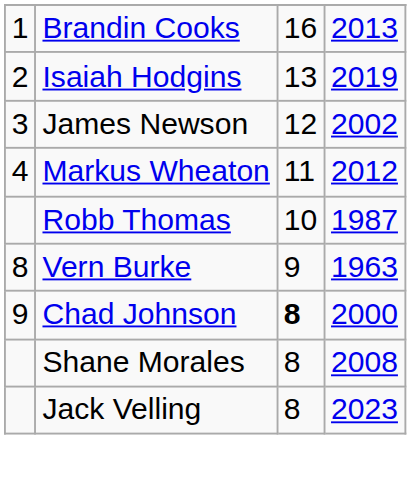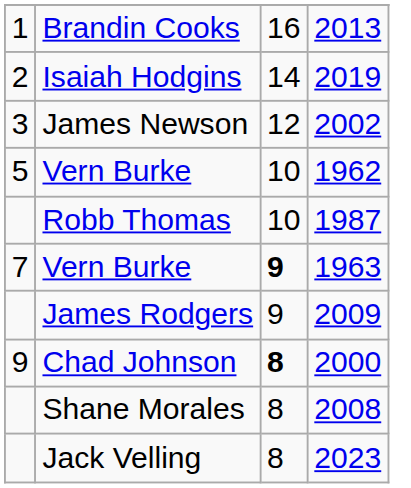(300, 76) 13 -> (284, 76) 14
- row: (156, 171)
+ row: (117, 171)
(20, 266) 8 -> (20, 266) 7
(292, 266) normal -> (275, 266) bold
+ row: (148, 314)
